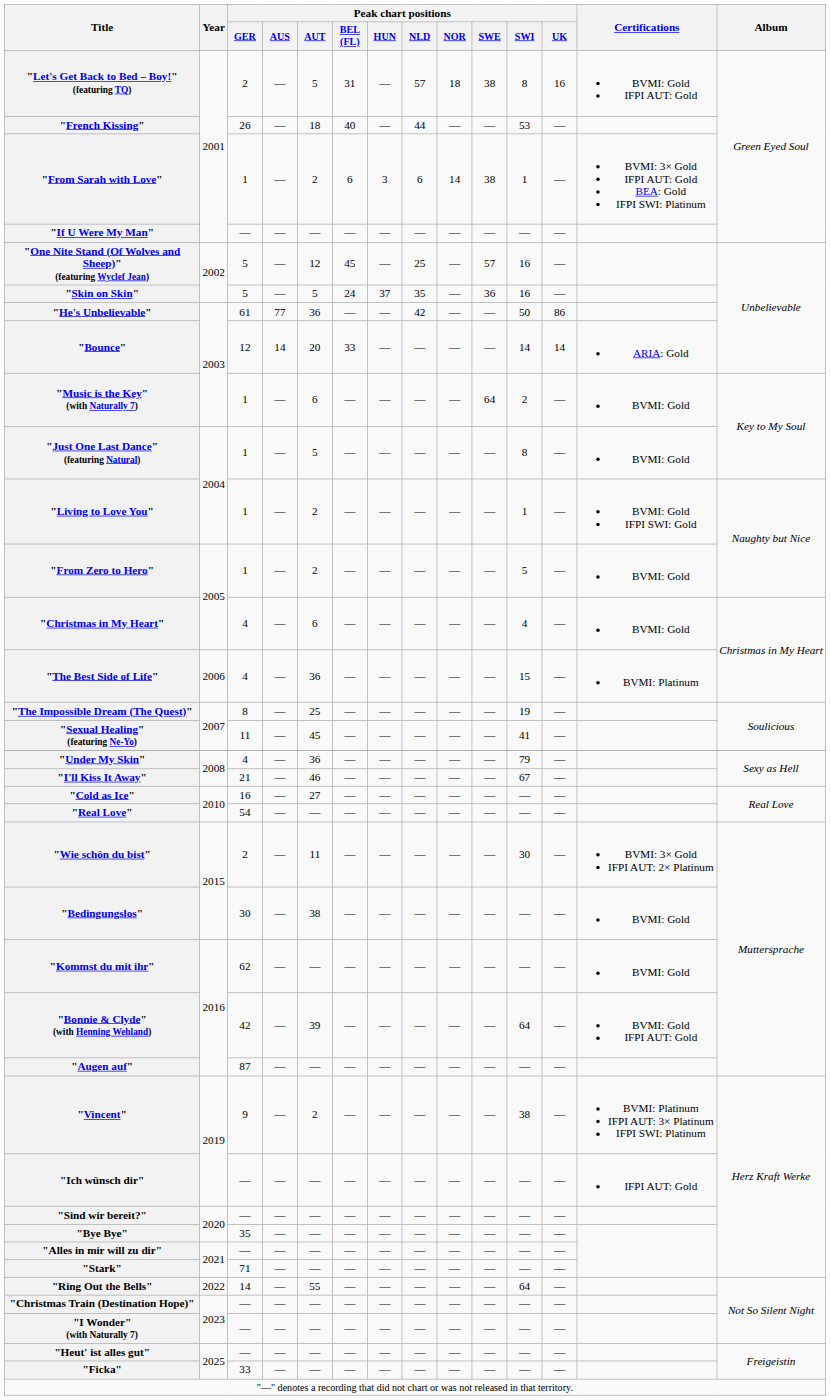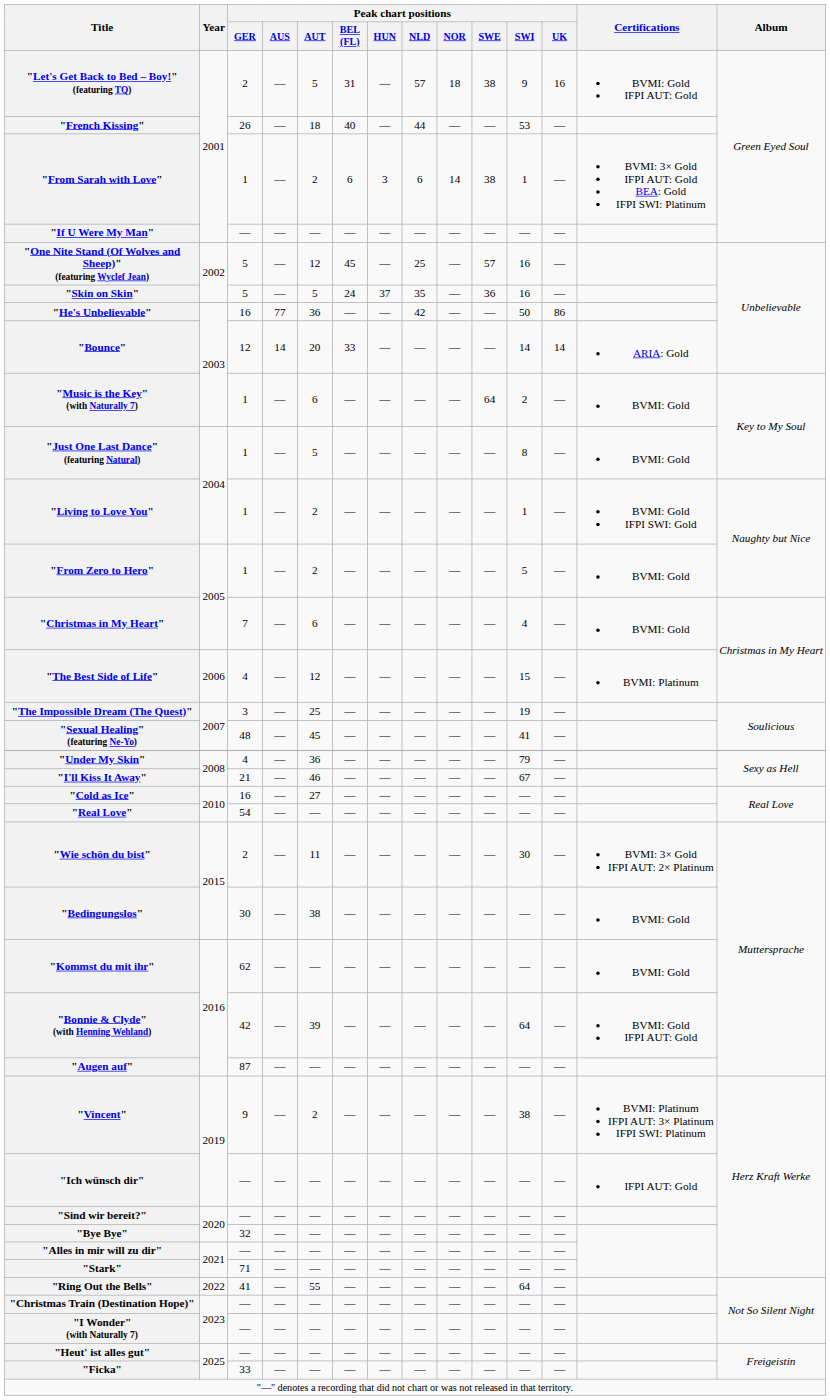(525, 83) 8 -> (525, 83) 9
(245, 311) 61 -> (245, 311) 16
(245, 623) 4 -> (245, 623) 7
(315, 676) 36 -> (315, 676) 12
(245, 711) 8 -> (245, 711) 3
(245, 735) 11 -> (245, 735) 48
(245, 1233) 35 -> (245, 1233) 32
(245, 1286) 14 -> (245, 1286) 41
